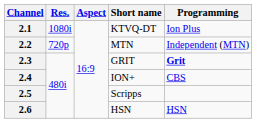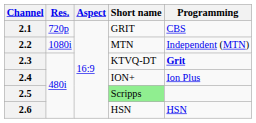(60, 28) 1080i -> (59, 28) 720p
(133, 28) KTVQ-DT -> (123, 28) GRIT
(183, 28) Ion Plus -> (176, 28) CBS
(59, 45) 720p -> (60, 45) 1080i
(123, 61) GRIT -> (133, 61) KTVQ-DT
(176, 77) CBS -> (183, 77) Ion Plus
(126, 93) no background -> (126, 93) lightgreen background
